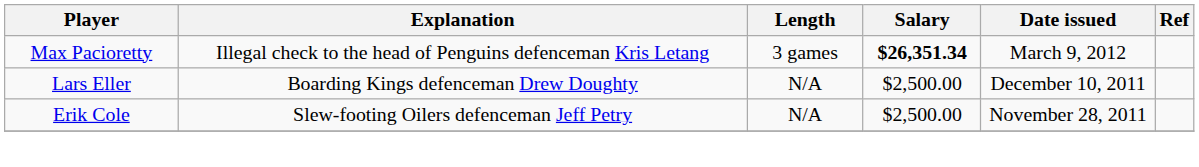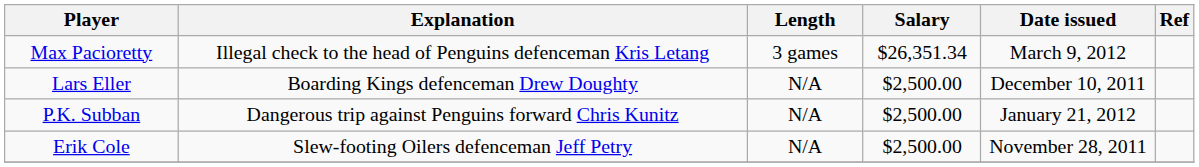(922, 51) bold -> (922, 51) normal
+ row: (91, 114)
